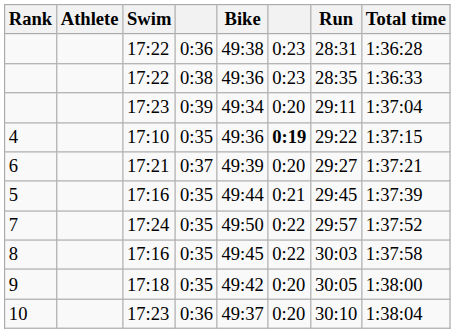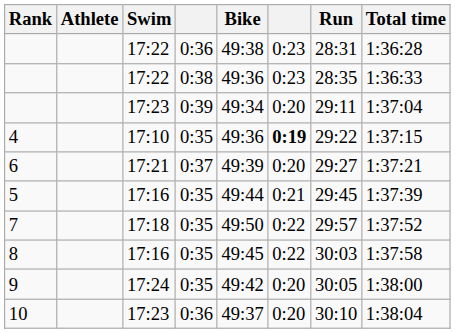(148, 225) 17:24 -> (148, 225) 17:18
(148, 284) 17:18 -> (148, 284) 17:24
